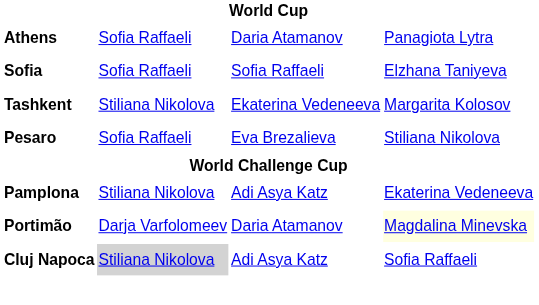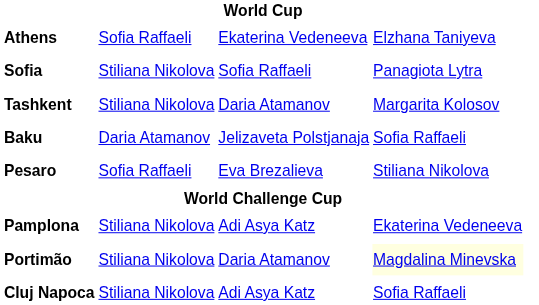(287, 38) Daria Atamanov -> (293, 38) Ekaterina Vedeneeva
(439, 38) Panagiota Lytra -> (434, 38) Elzhana Taniyeva
(145, 71) Sofia Raffaeli -> (156, 71) Stiliana Nikolova
(445, 71) Elzhana Taniyeva -> (428, 71) Panagiota Lytra
(306, 104) Ekaterina Vedeneeva -> (274, 104) Daria Atamanov
+ row: (23, 138)
(163, 226) Darja Varfolomeev -> (156, 259) Stiliana Nikolova
(156, 259) lightgrey background -> (156, 293) no background
